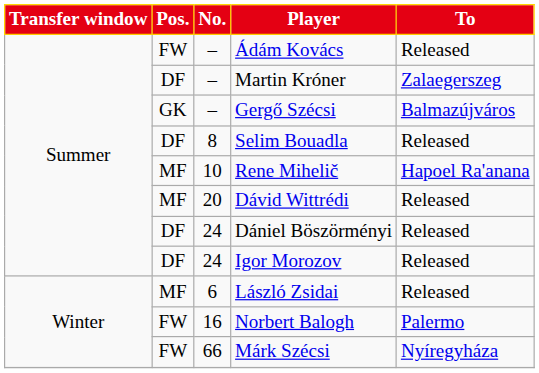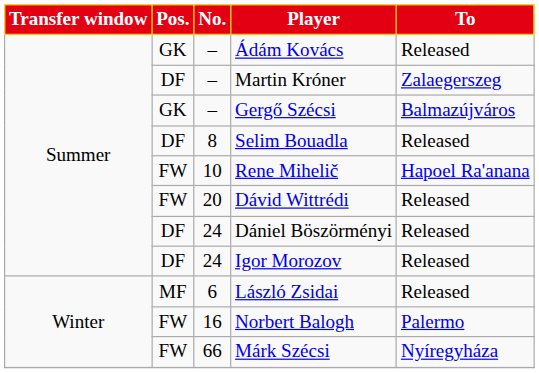(173, 49) FW -> (173, 49) GK
(173, 170) MF -> (173, 170) FW
(173, 200) MF -> (173, 200) FW
